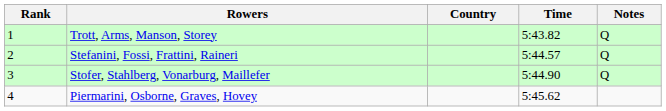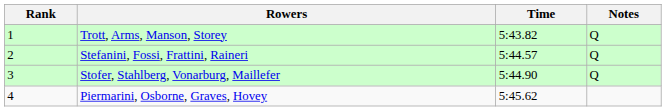- column: (473, 14)
